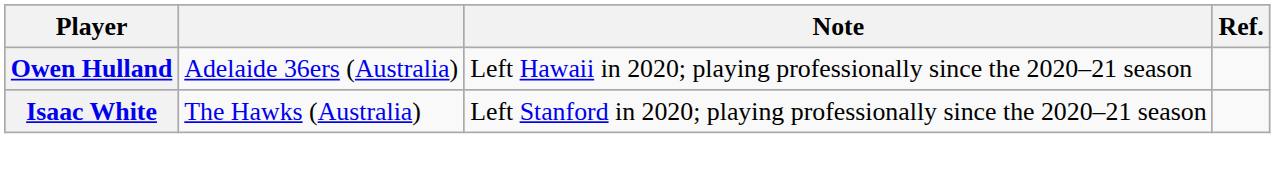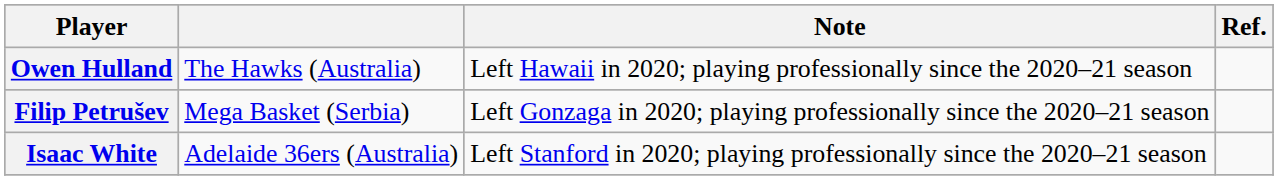(321, 68) Adelaide 36ers (Australia) -> (303, 68) The Hawks (Australia)
+ row: (92, 111)
(303, 111) The Hawks (Australia) -> (321, 153) Adelaide 36ers (Australia)
